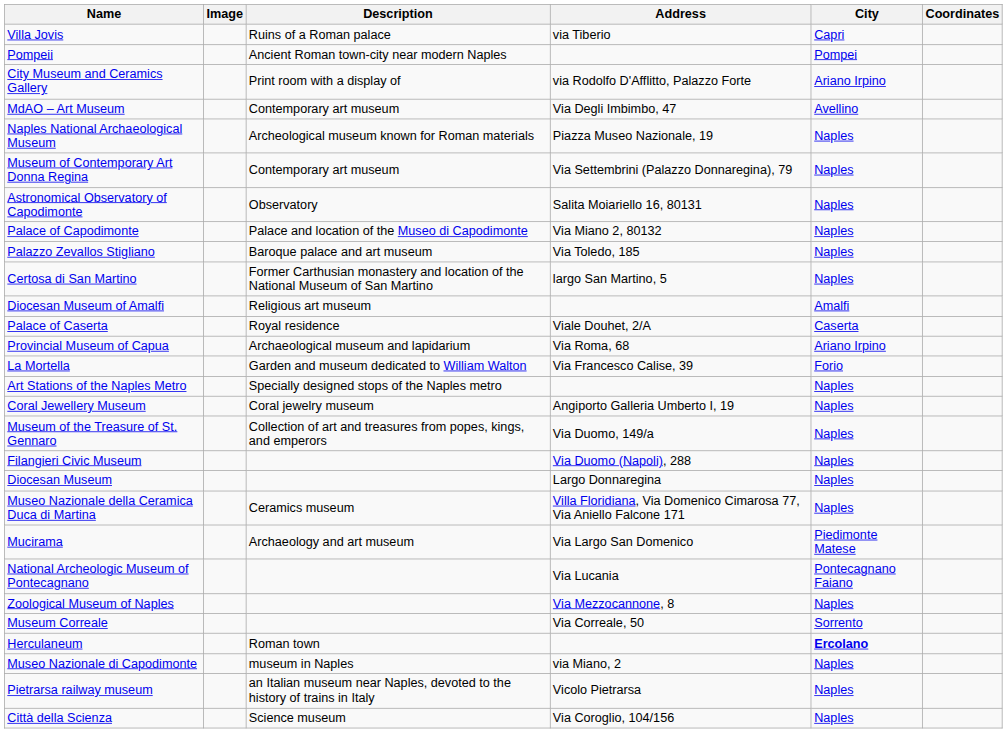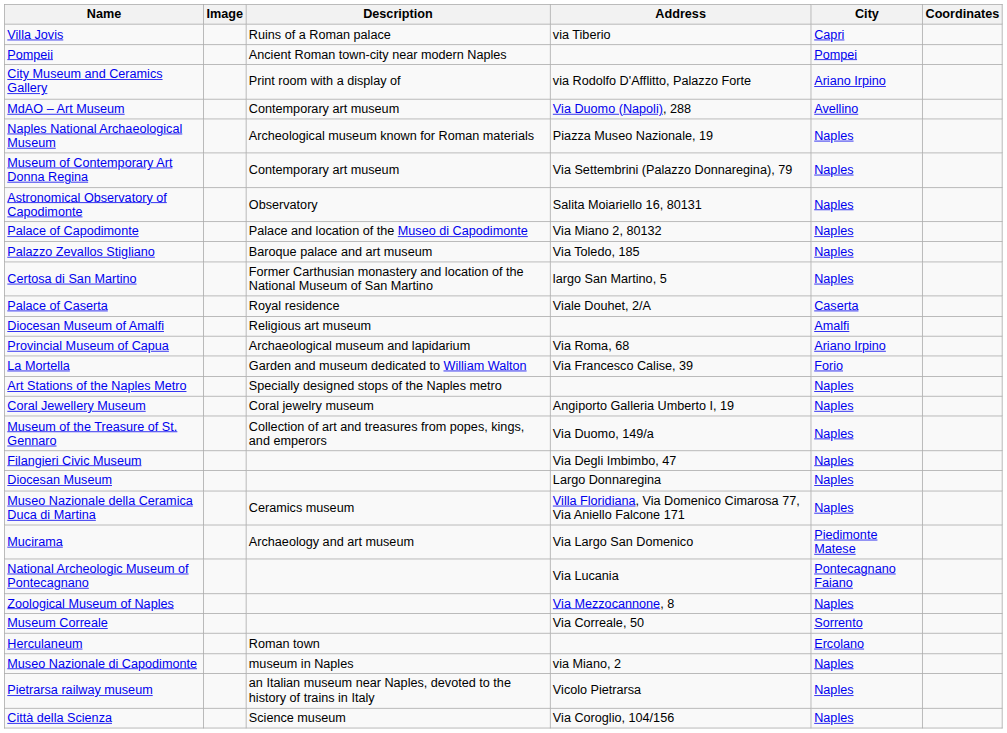(615, 108) Via Degli Imbimbo, 47 -> (622, 108) Via Duomo (Napoli), 288
rows swapped: (58, 326) <-> (86, 306)
(622, 460) Via Duomo (Napoli), 288 -> (615, 460) Via Degli Imbimbo, 47
(841, 643) bold -> (839, 643) normal
